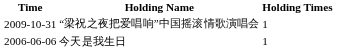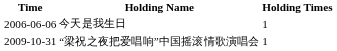rows swapped: (93, 41) <-> (159, 23)
